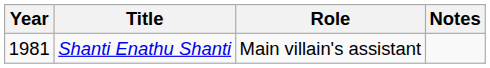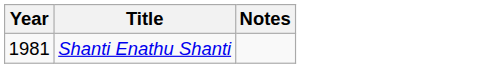- column: (330, 19)
